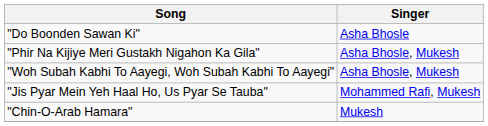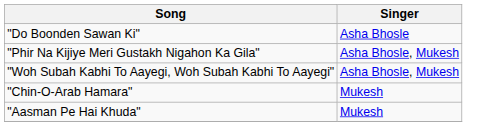- row: (137, 92)
+ row: (74, 111)
